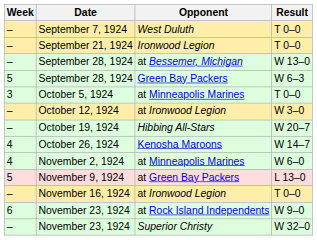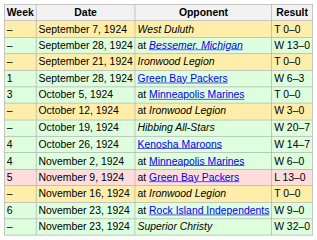rows swapped: (86, 62) <-> (86, 45)
(10, 78) 5 -> (10, 78) 1
